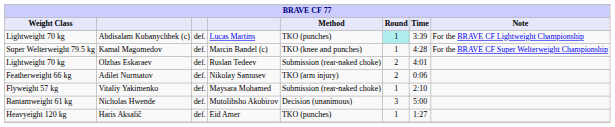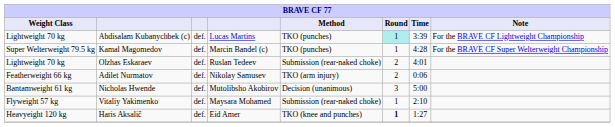(322, 50) TKO (knee and punches) -> (307, 50) TKO (punches)
rows swapped: (128, 89) <-> (127, 102)
(307, 115) TKO (punches) -> (322, 115) TKO (knee and punches)
(396, 115) normal -> (396, 115) bold
